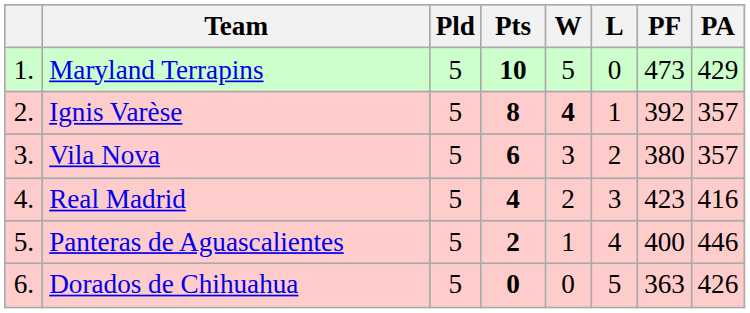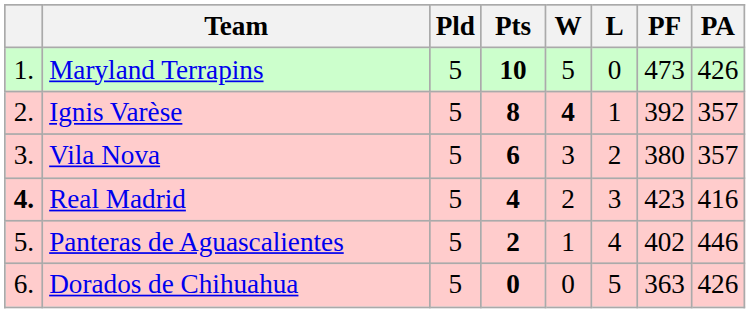(718, 69) 429 -> (718, 69) 426
(24, 198) normal -> (24, 198) bold
(665, 241) 400 -> (665, 241) 402
